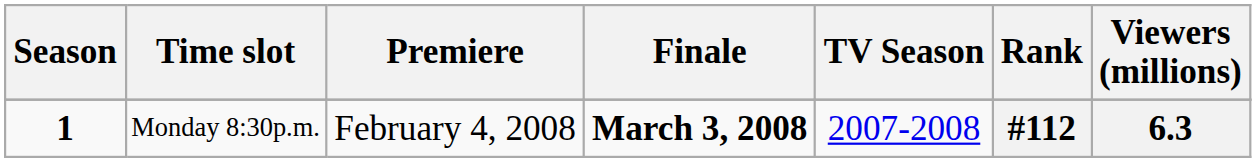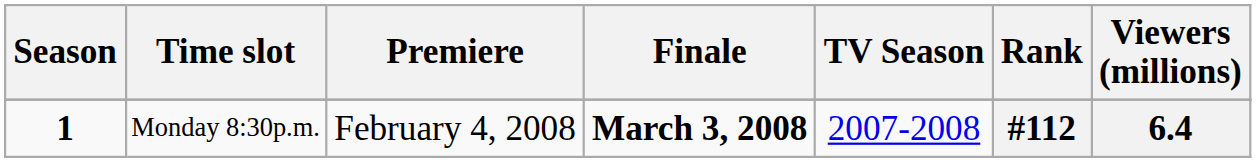(1170, 127) 6.3 -> (1170, 127) 6.4
